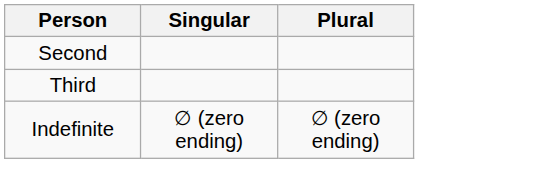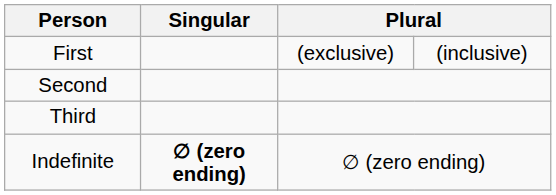+ row: (73, 52)
(209, 129) normal -> (209, 162) bold
